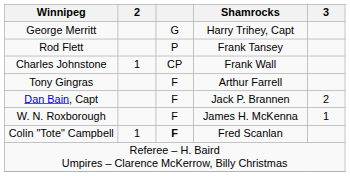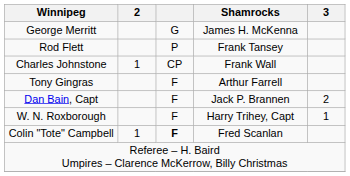(250, 30) Harry Trihey, Capt -> (250, 30) James H. McKenna
(250, 116) James H. McKenna -> (250, 116) Harry Trihey, Capt
